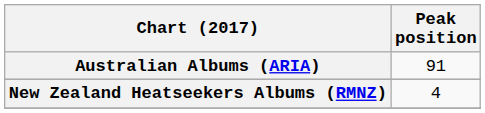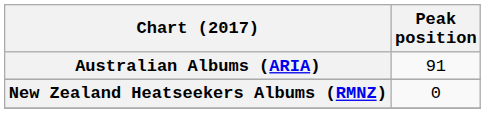(436, 94) 4 -> (436, 94) 0
